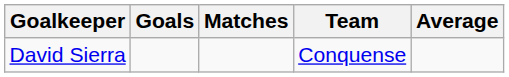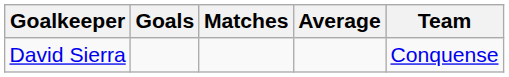columns swapped: (457, 21) <-> (352, 21)
